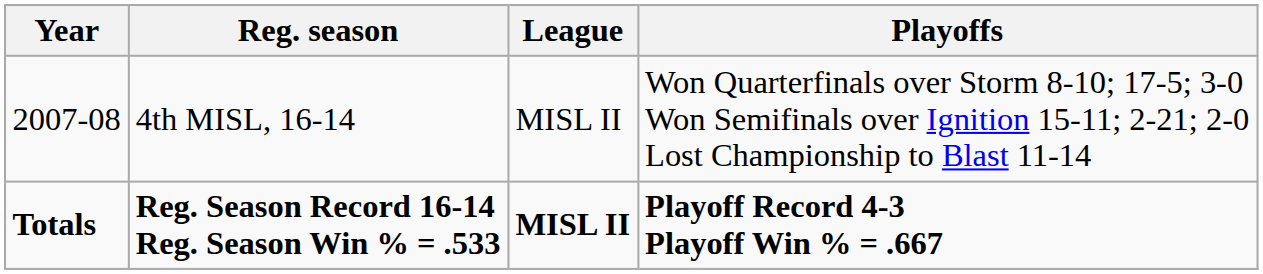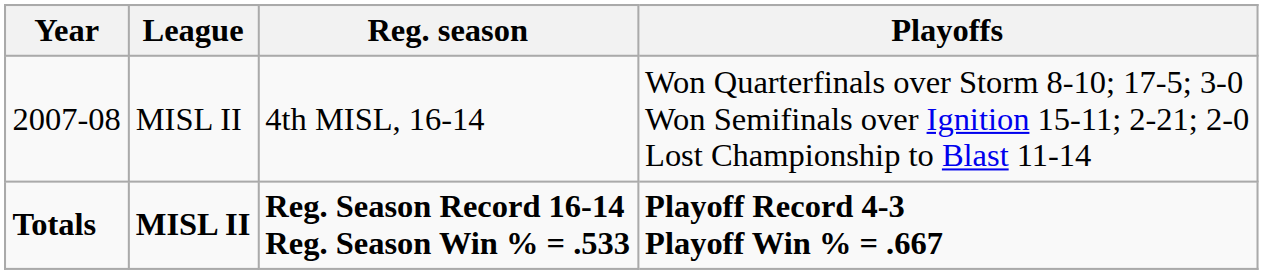columns swapped: (573, 30) <-> (318, 30)
